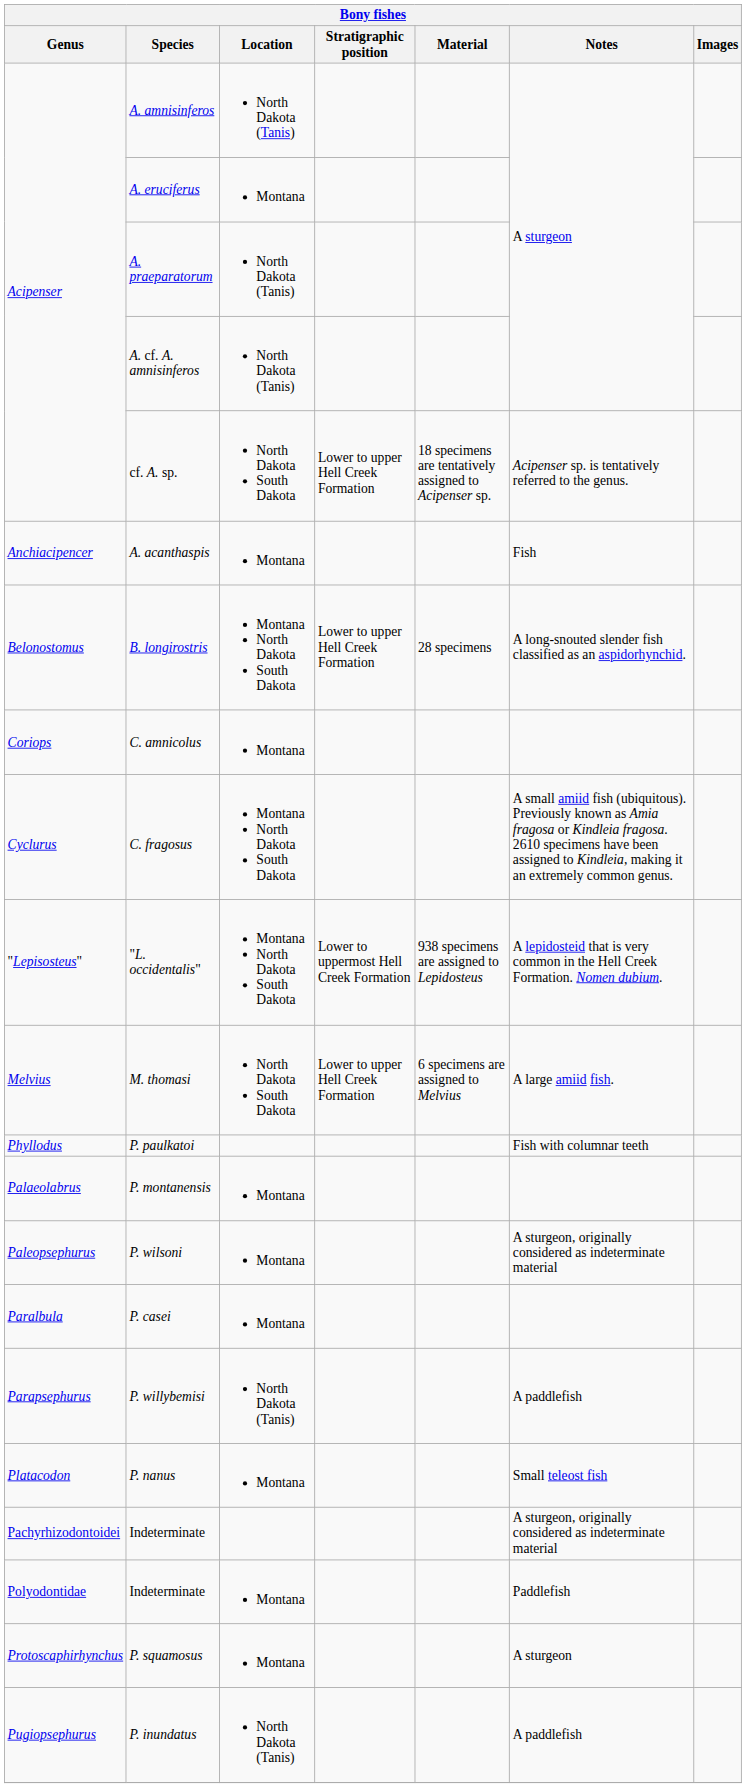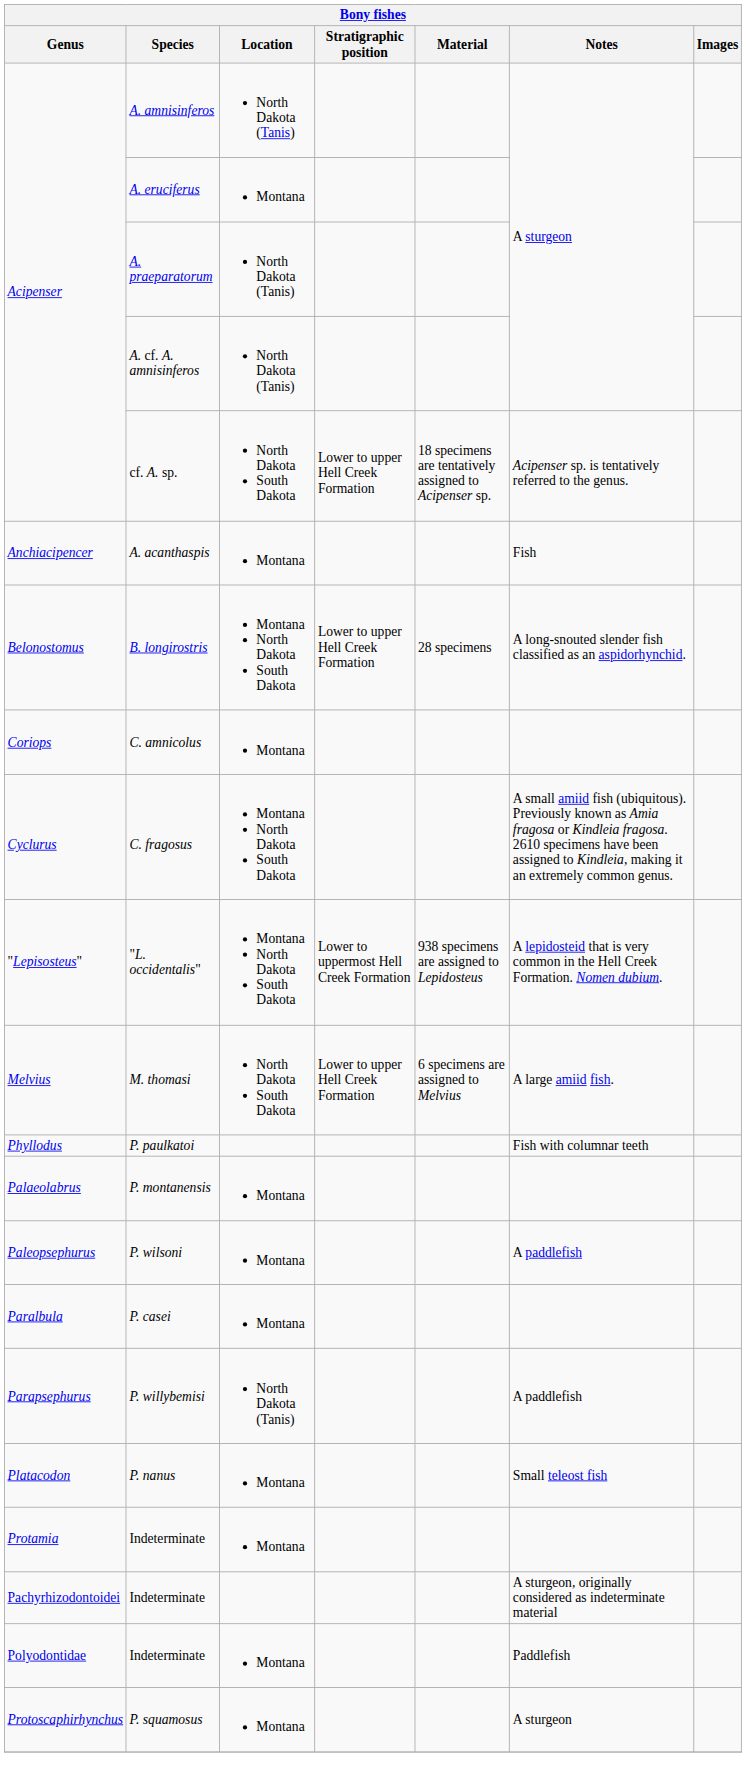(589, 1252) A sturgeon, originally considered as indeterminate material -> (547, 1252) A paddlefish
+ row: (33, 1539)
- row: (52, 1735)
